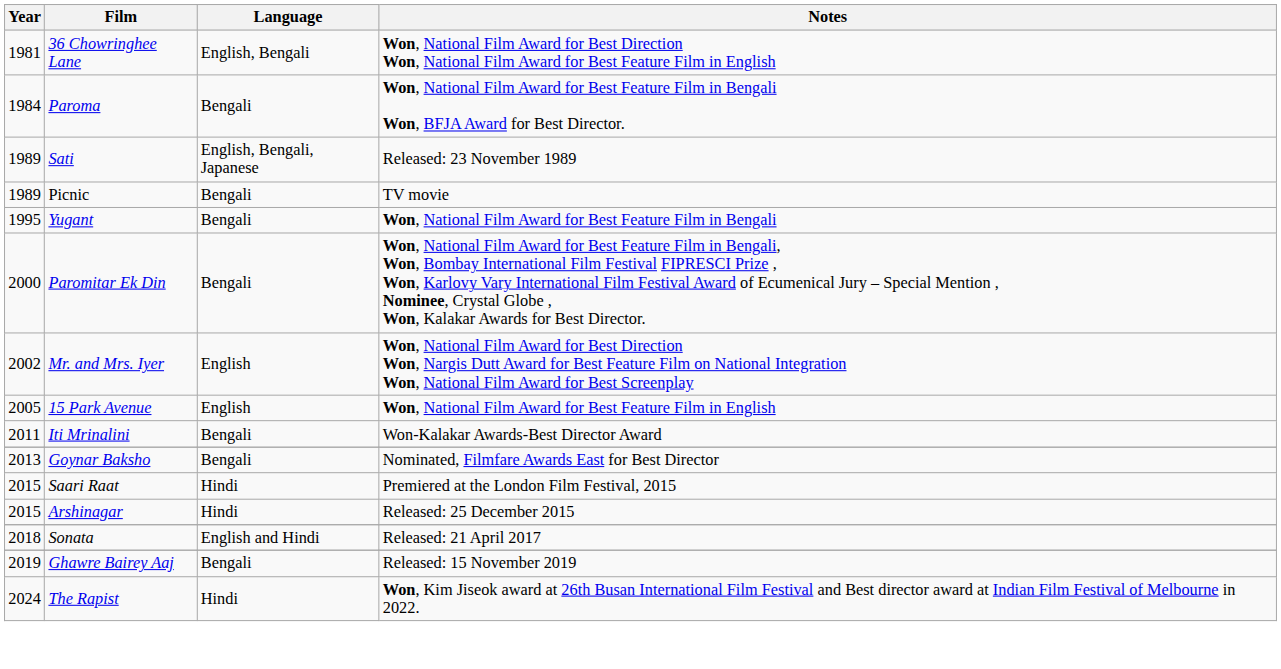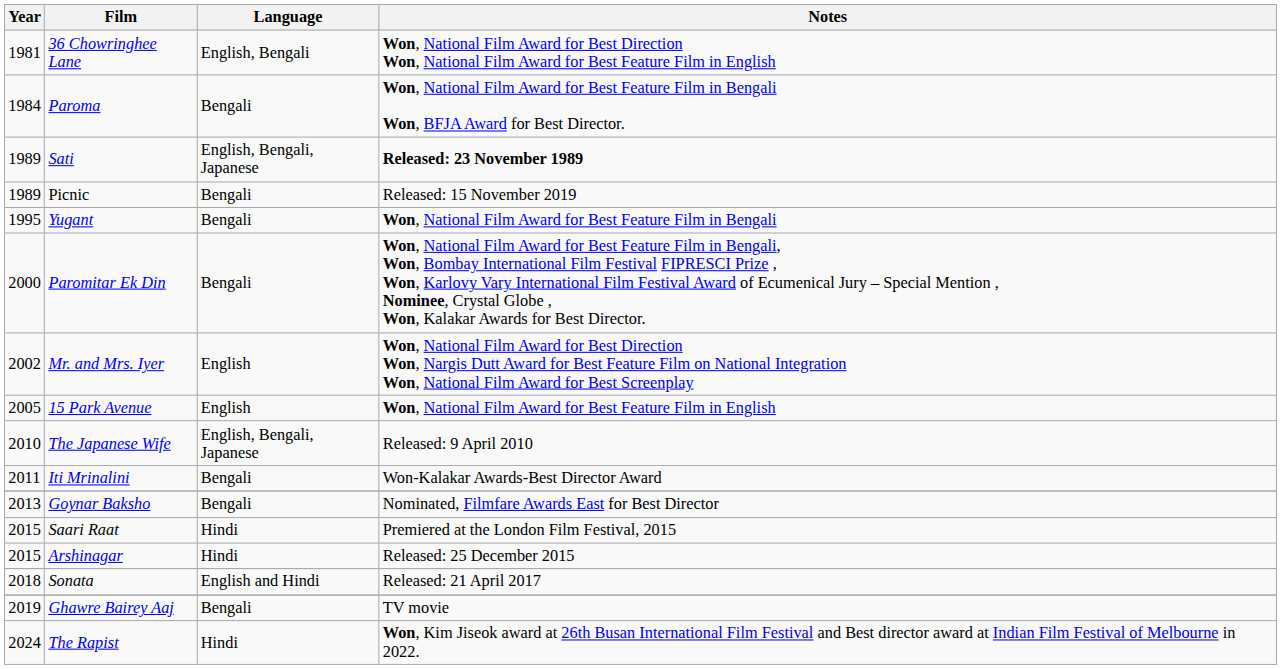(480, 159) normal -> (483, 159) bold
(416, 194) TV movie -> (480, 194) Released: 15 November 2019
+ row: (110, 443)
(480, 563) Released: 15 November 2019 -> (416, 607) TV movie
